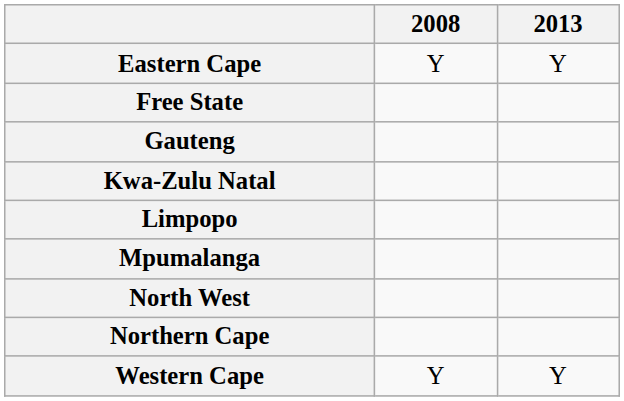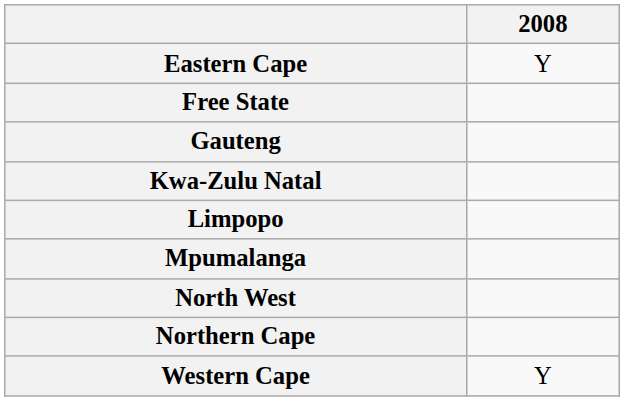- column: (558, 24)
